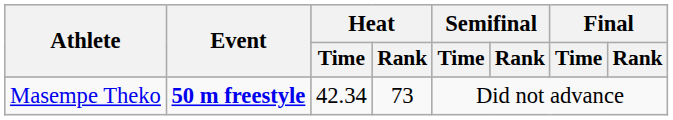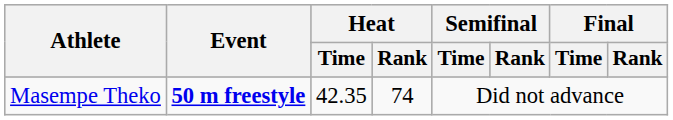(341, 96) 42.34 -> (341, 96) 42.35
(402, 96) 73 -> (402, 96) 74
